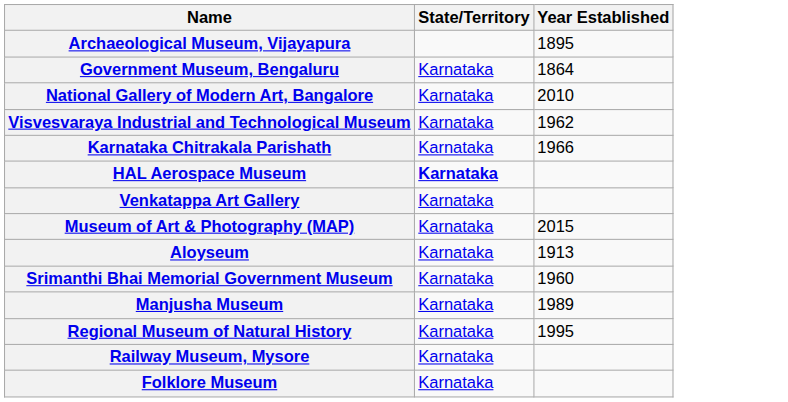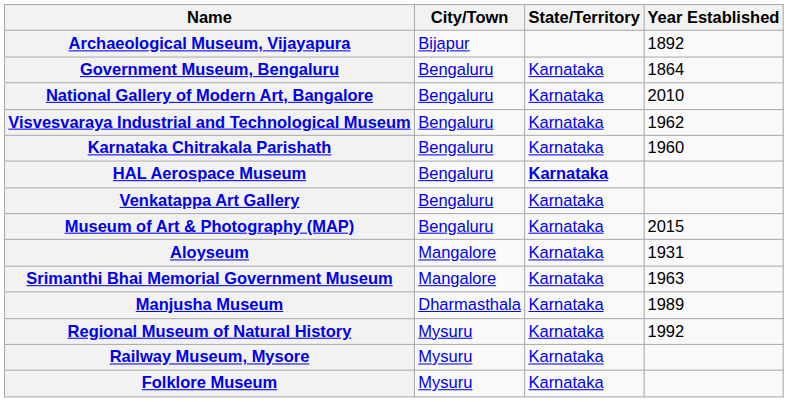+ column: (470, 17)
(556, 43) 1895 -> (666, 43) 1892
(556, 148) 1966 -> (666, 148) 1960
(556, 252) 1913 -> (666, 252) 1931
(556, 278) 1960 -> (666, 278) 1963
(556, 331) 1995 -> (666, 331) 1992
